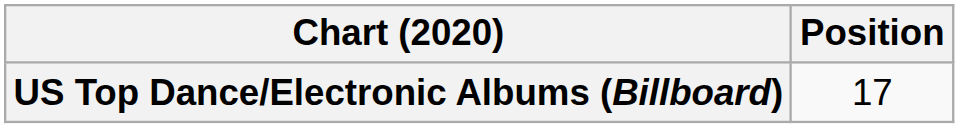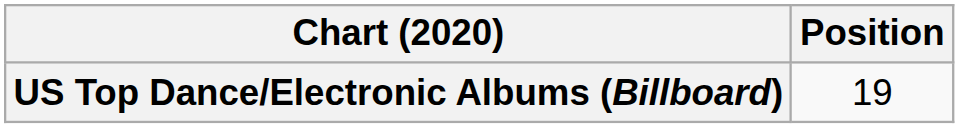(872, 91) 17 -> (872, 91) 19
